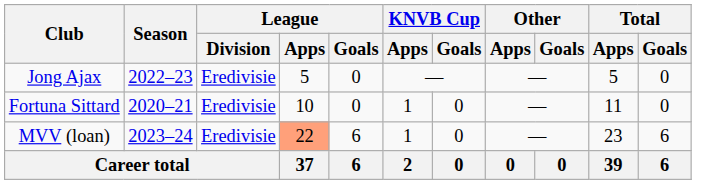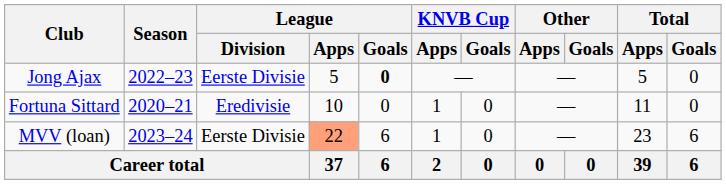(238, 77) Eredivisie -> (253, 77) Eerste Divisie
(356, 77) normal -> (385, 77) bold
(238, 135) Eredivisie -> (253, 135) Eerste Divisie
